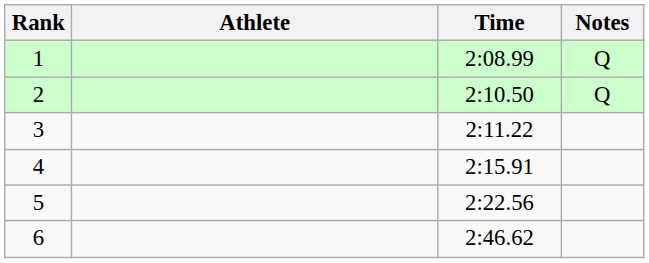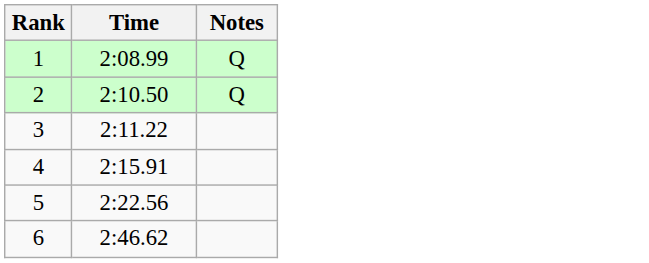- column: (255, 22)
